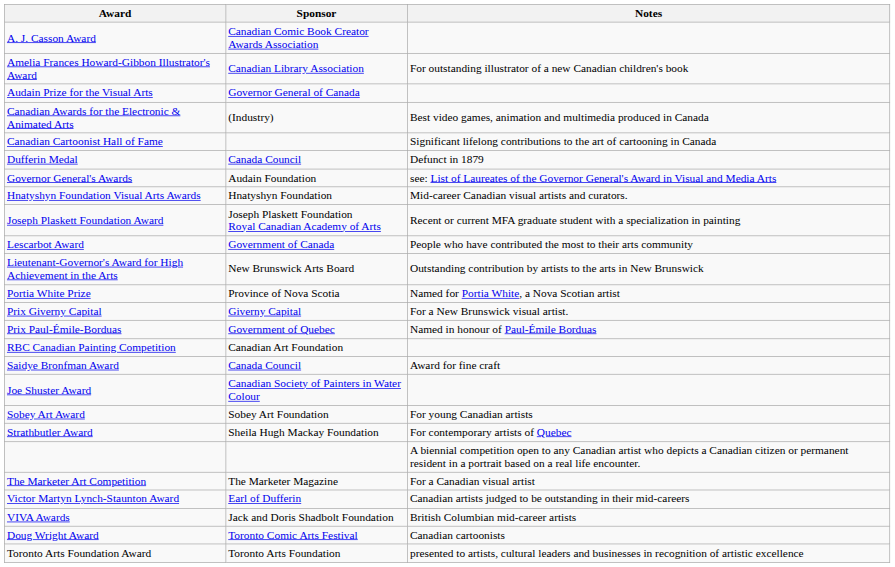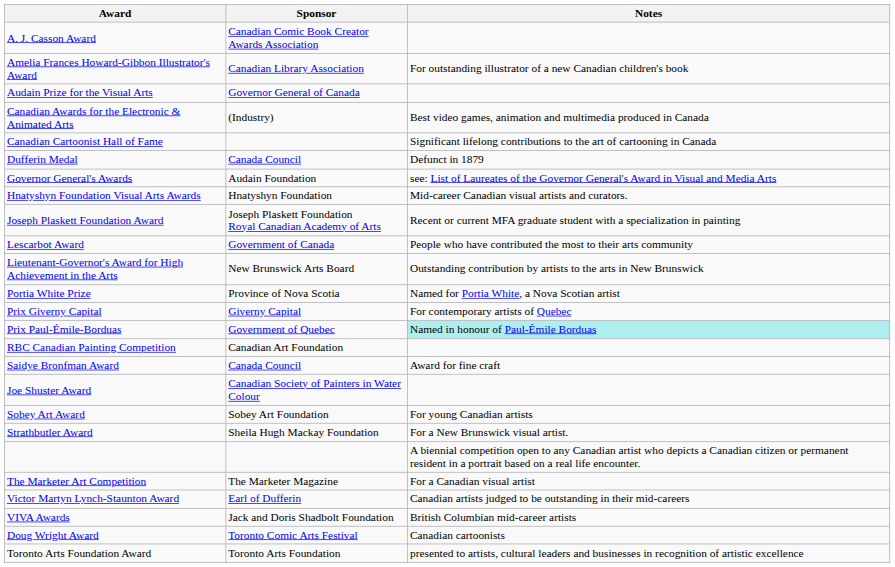(489, 311) For a New Brunswick visual artist. -> (491, 311) For contemporary artists of Quebec
(503, 329) no background -> (503, 329) paleturquoise background
(491, 432) For contemporary artists of Quebec -> (489, 432) For a New Brunswick visual artist.
